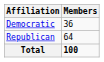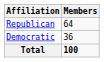rows swapped: (30, 37) <-> (30, 24)
